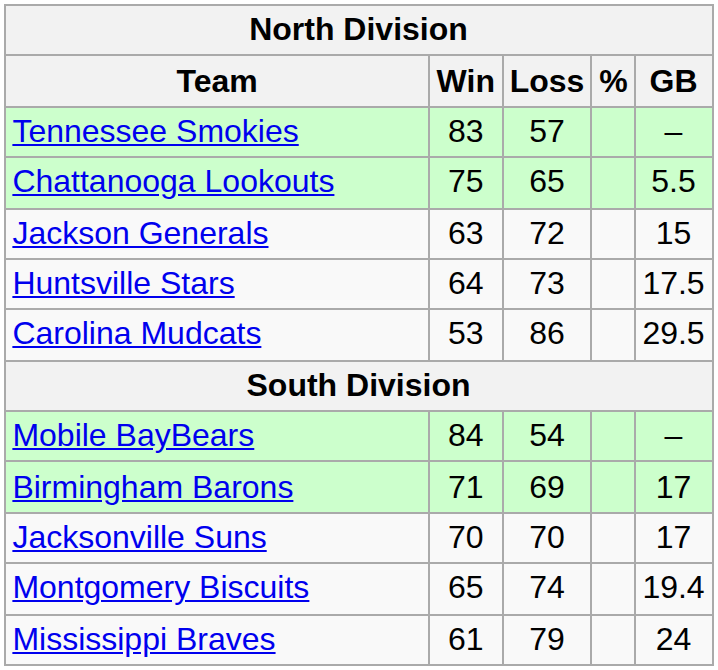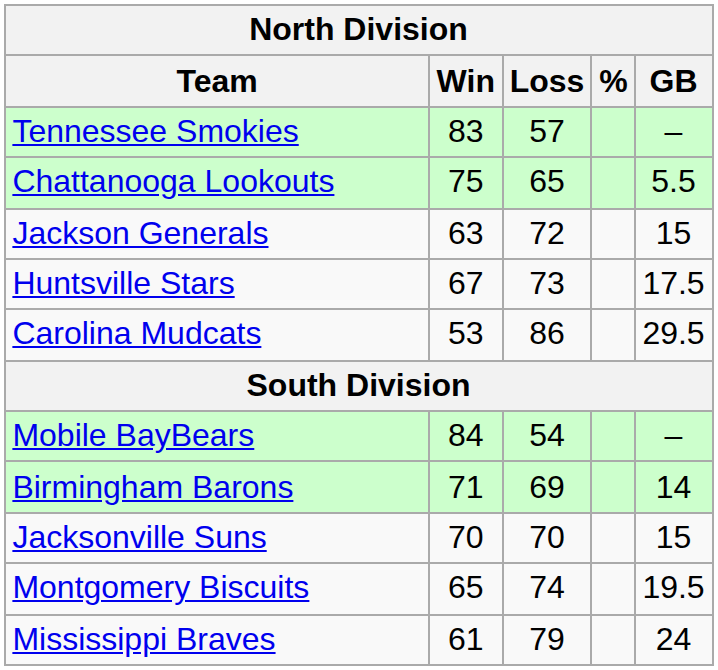(466, 283) 64 -> (466, 283) 67
(674, 486) 17 -> (674, 486) 14
(674, 537) 17 -> (674, 537) 15
(674, 588) 19.4 -> (674, 588) 19.5
